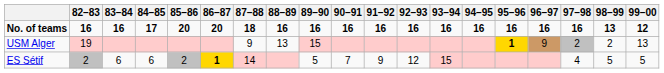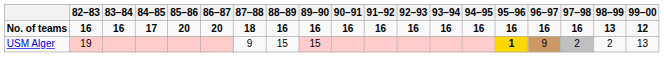(282, 45) 13 -> (282, 45) 15
- row: (25, 60)
